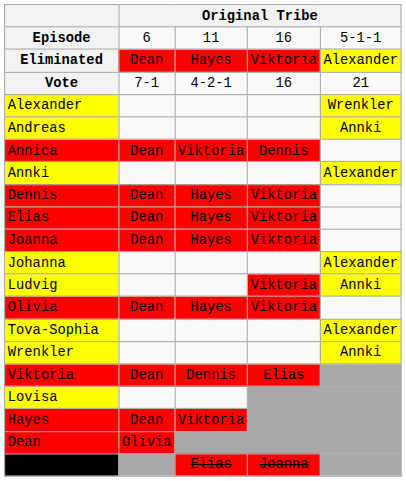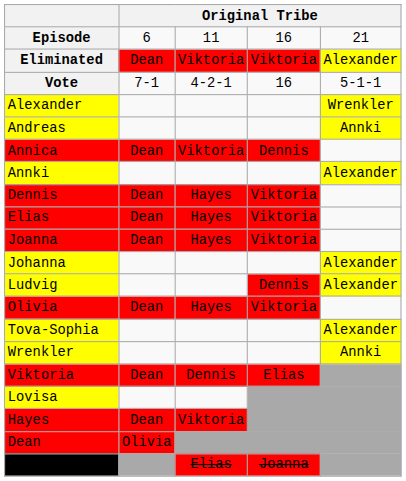(361, 38) 5-1-1 -> (361, 38) 21
(211, 61) Hayes -> (211, 61) Viktoria
(361, 83) 21 -> (361, 83) 5-1-1
(284, 285) Viktoria -> (284, 285) Dennis
(361, 285) Annki -> (361, 285) Alexander
